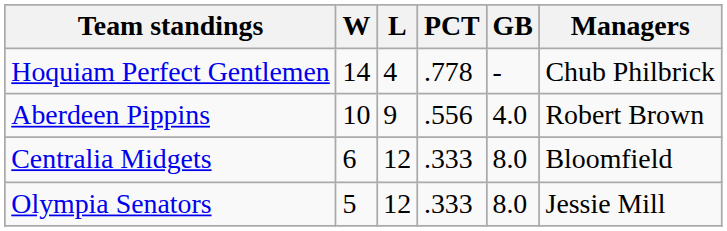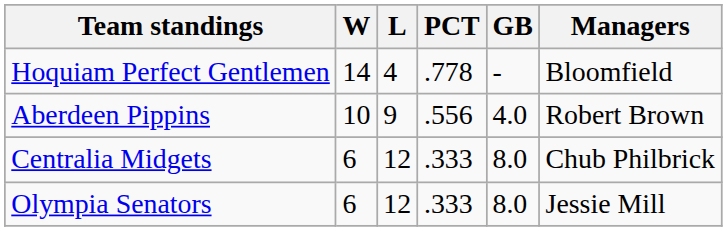(630, 70) Chub Philbrick -> (609, 70) Bloomfield
(609, 159) Bloomfield -> (630, 159) Chub Philbrick
(350, 203) 5 -> (350, 203) 6
